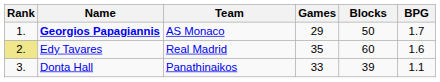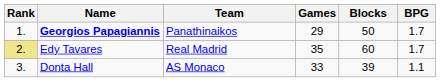(195, 31) AS Monaco -> (202, 31) Panathinaikos
(416, 49) 1.6 -> (416, 49) 1.7
(202, 67) Panathinaikos -> (195, 67) AS Monaco
